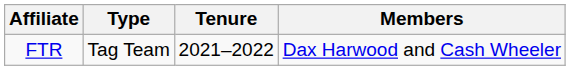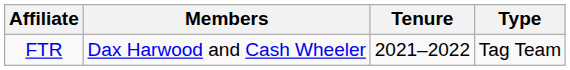columns swapped: (422, 19) <-> (129, 19)
